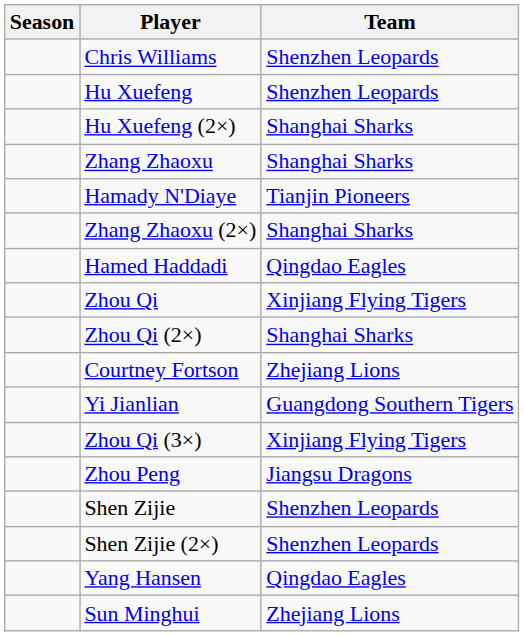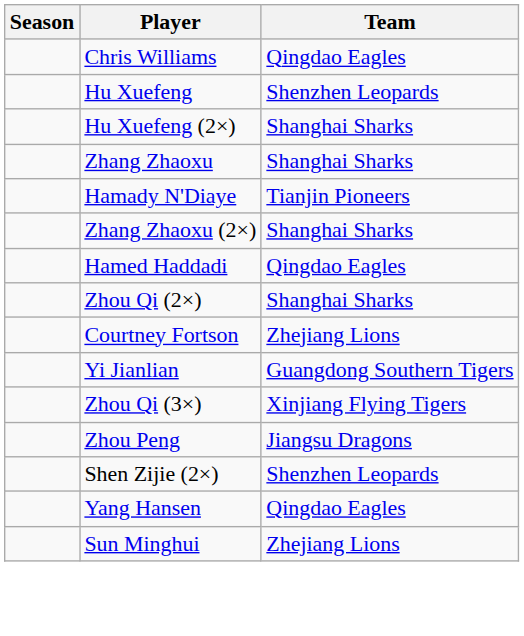(352, 56) Shenzhen Leopards -> (336, 56) Qingdao Eagles
- row: (121, 299)
- row: (130, 508)
